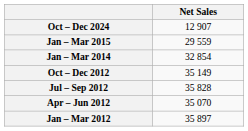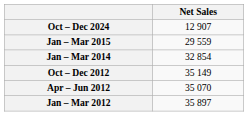- row: (78, 88)
